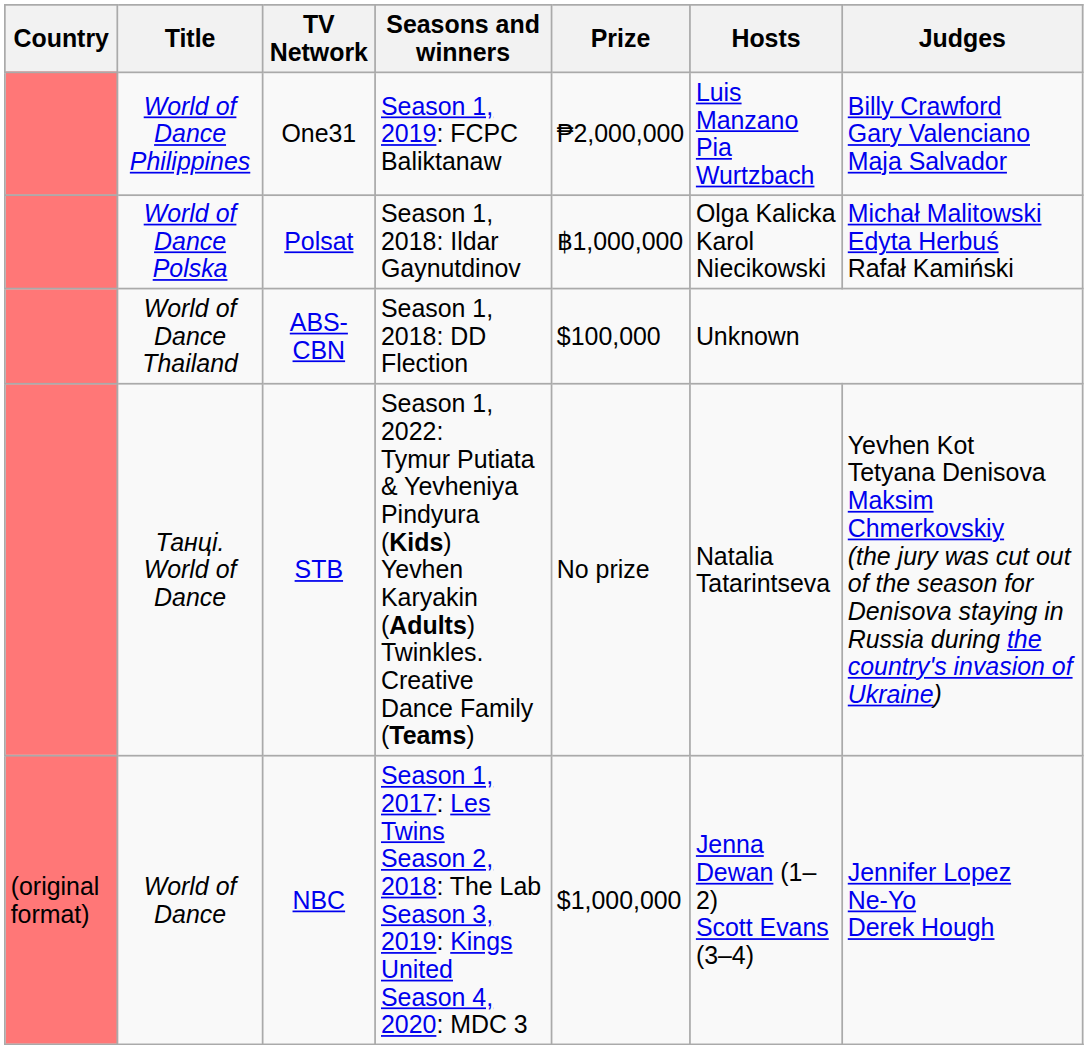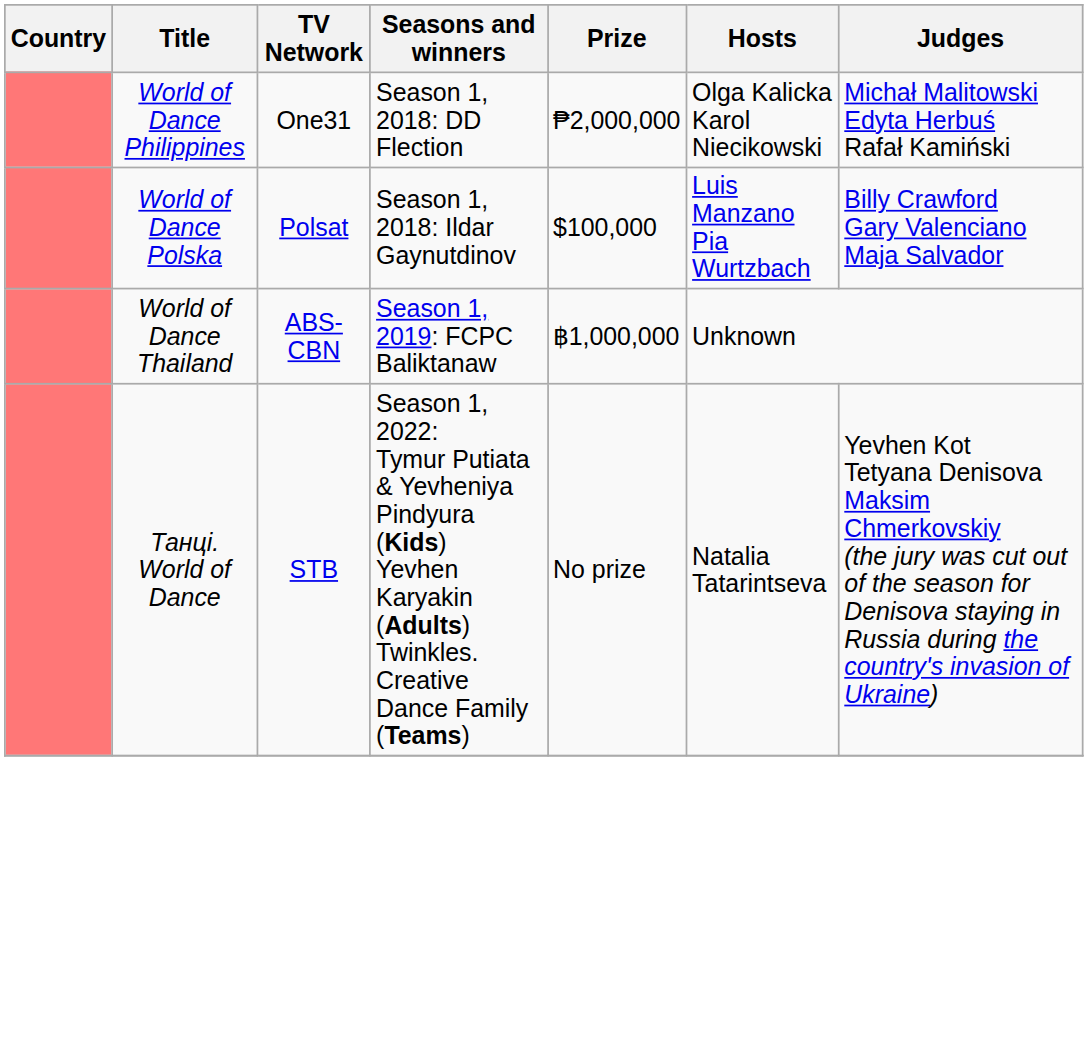(450, 133) Season 1, 2019: FCPC Baliktanaw -> (432, 120) Season 1, 2018: DD Flection
(755, 133) Luis Manzano Pia Wurtzbach -> (762, 120) Olga Kalicka Karol Niecikowski
(939, 133) Billy Crawford Gary Valenciano Maja Salvador -> (941, 120) Michał Malitowski Edyta Herbuś Rafał Kamiński
(620, 242) ฿1,000,000 -> (605, 228) $100,000
(766, 242) Olga Kalicka Karol Niecikowski -> (751, 228) Luis Manzano Pia Wurtzbach
(945, 242) Michał Malitowski Edyta Herbuś Rafał Kamiński -> (935, 228) Billy Crawford Gary Valenciano Maja Salvador
(437, 337) Season 1, 2018: DD Flection -> (445, 337) Season 1, 2019: FCPC Baliktanaw
(609, 337) $100,000 -> (616, 337) ฿1,000,000
- row: (190, 900)
